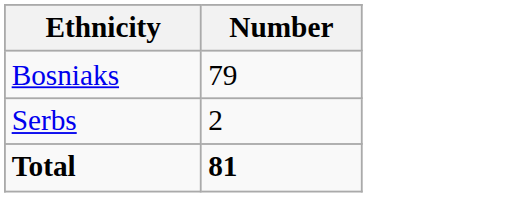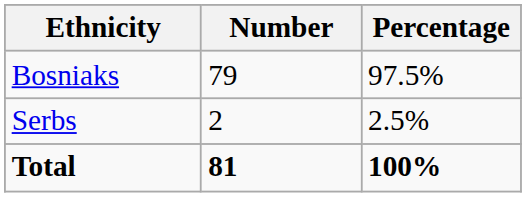+ column: (441, 27)
